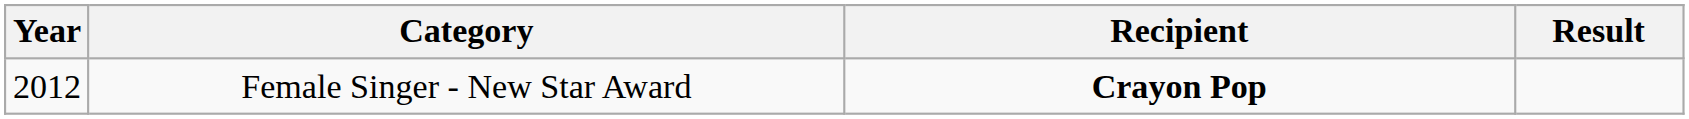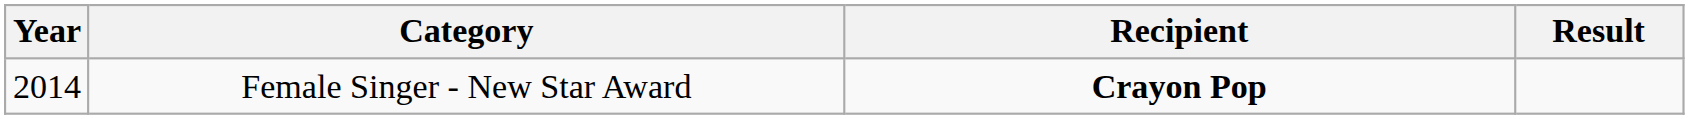(47, 85) 2012 -> (47, 85) 2014
